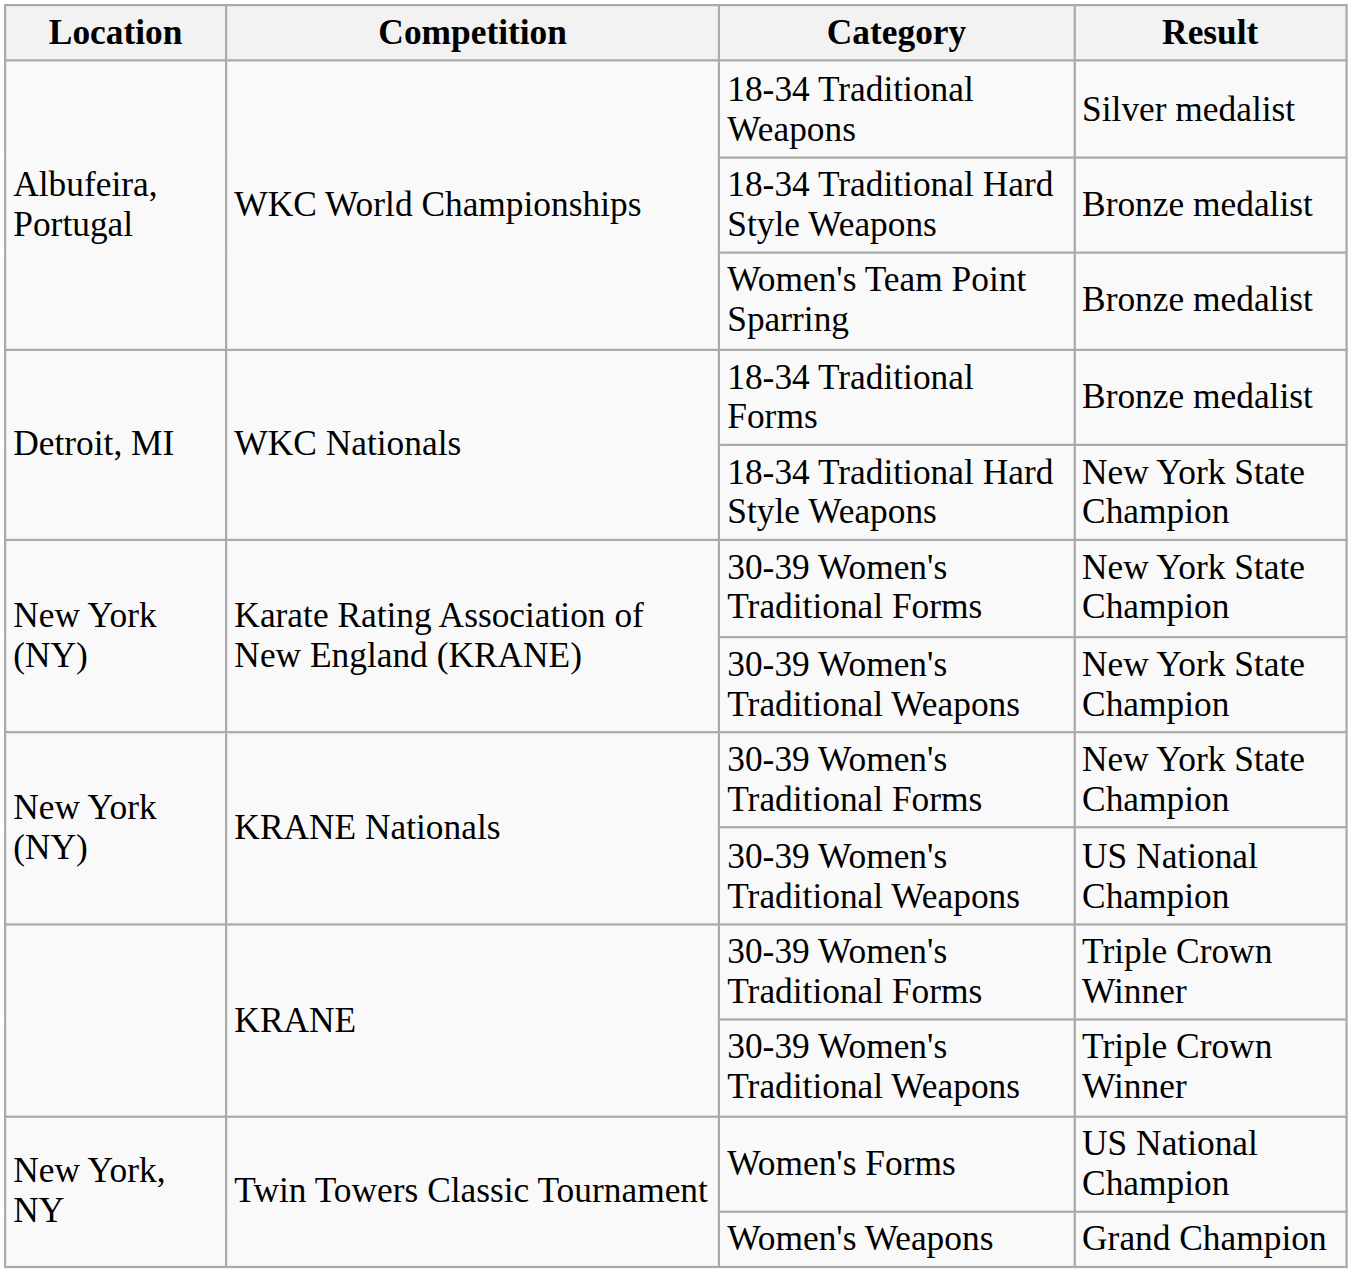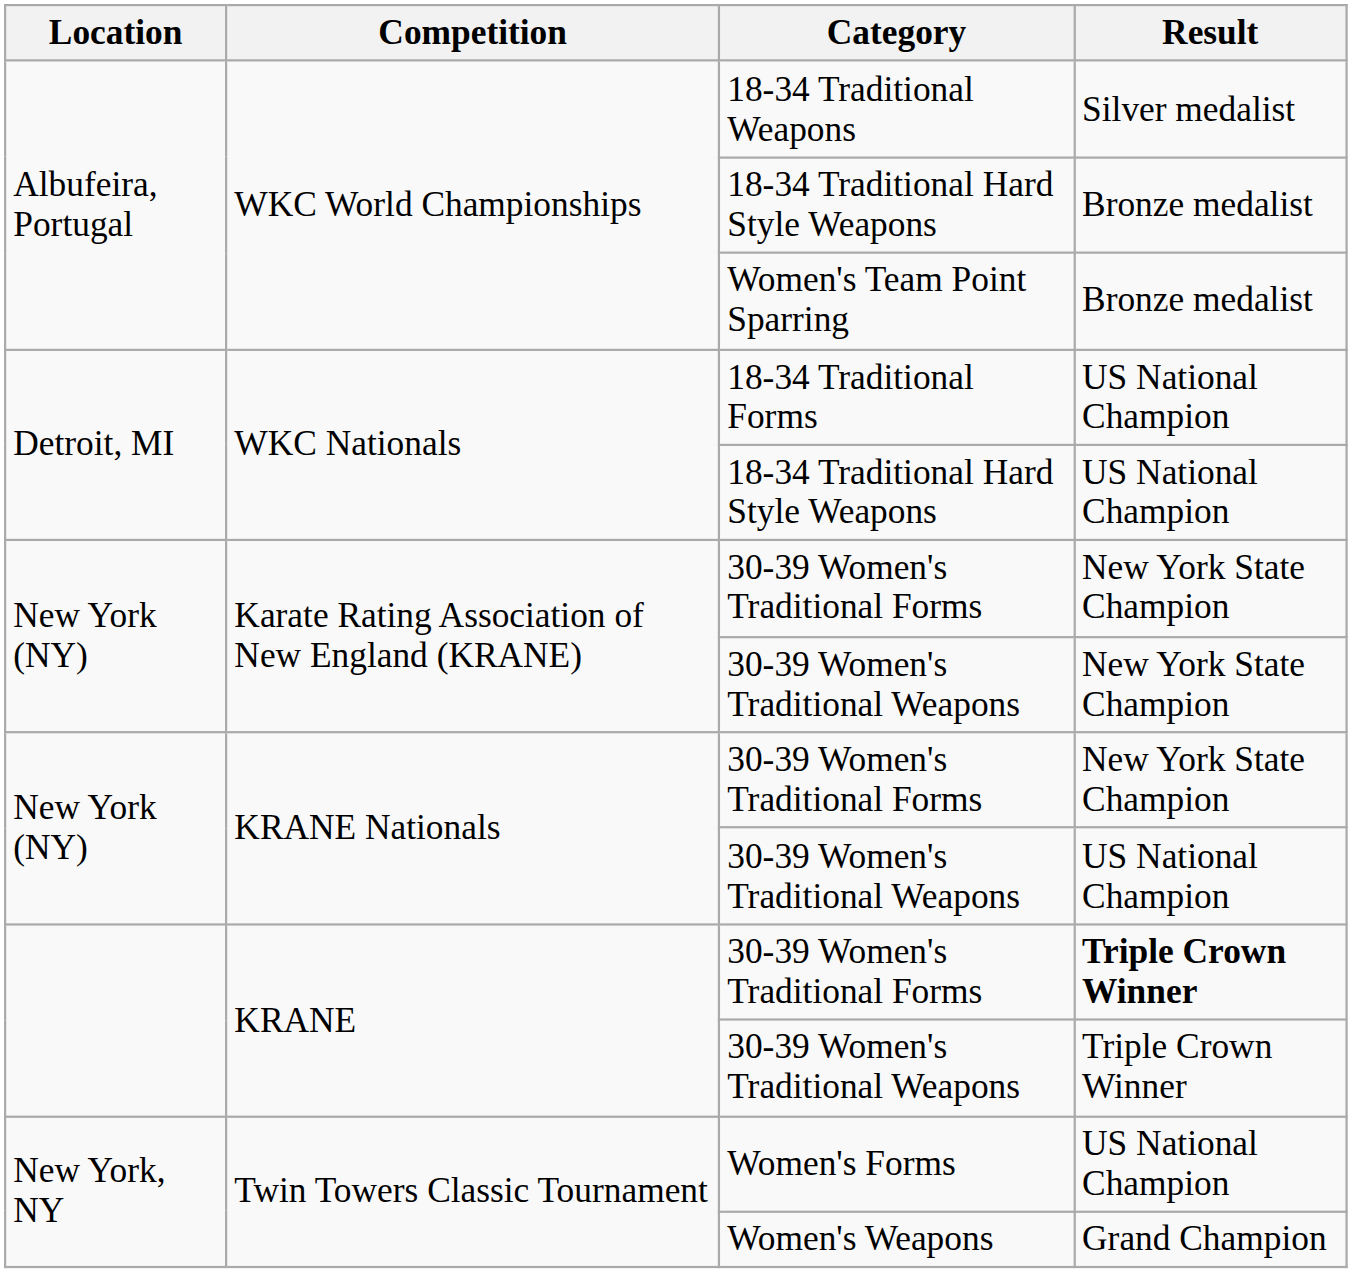(1197, 396) Bronze medalist -> (1170, 396) US National Champion
(1194, 491) New York State Champion -> (1170, 491) US National Champion
(1177, 971) normal -> (1184, 971) bold
